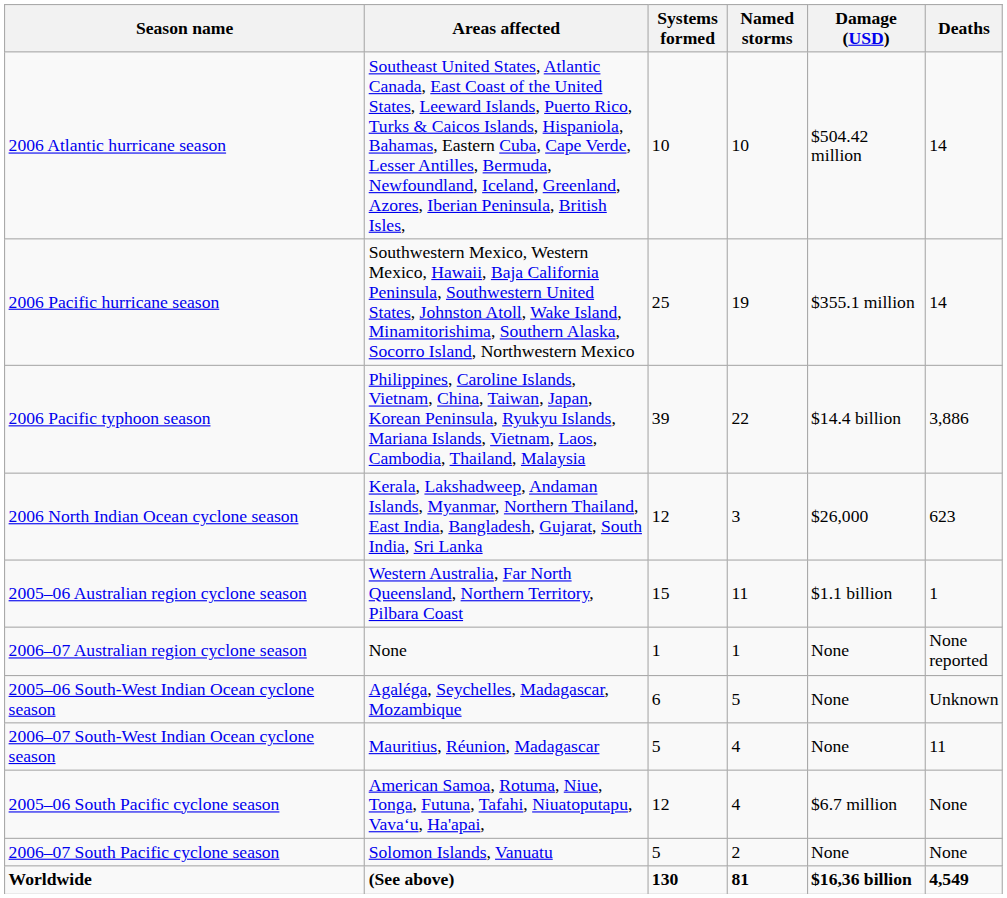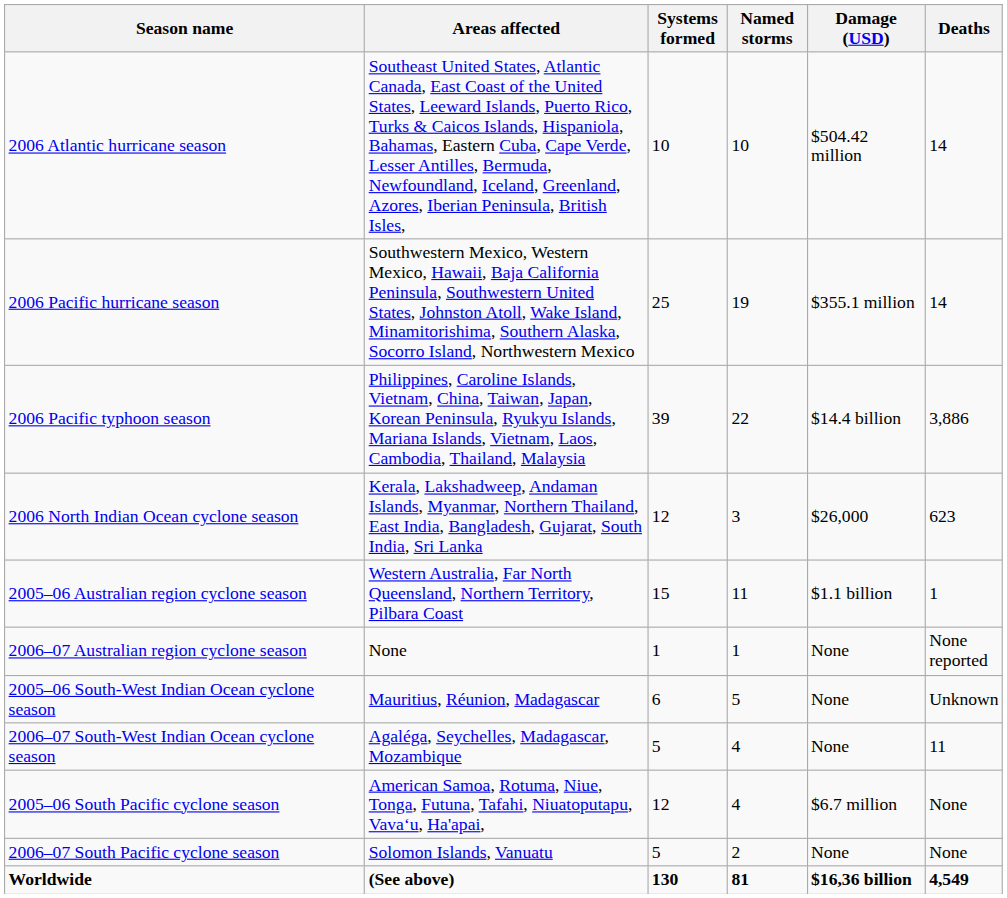(489, 698) Agaléga, Seychelles, Madagascar, Mozambique -> (484, 698) Mauritius, Réunion, Madagascar
(484, 746) Mauritius, Réunion, Madagascar -> (489, 746) Agaléga, Seychelles, Madagascar, Mozambique
